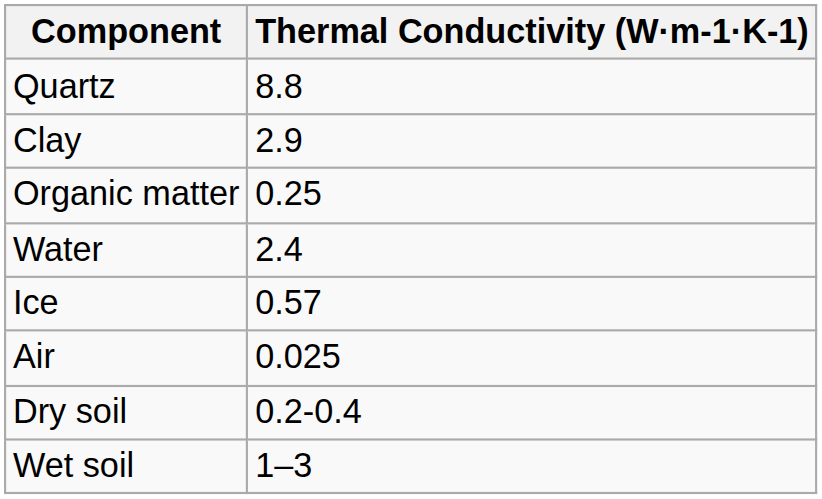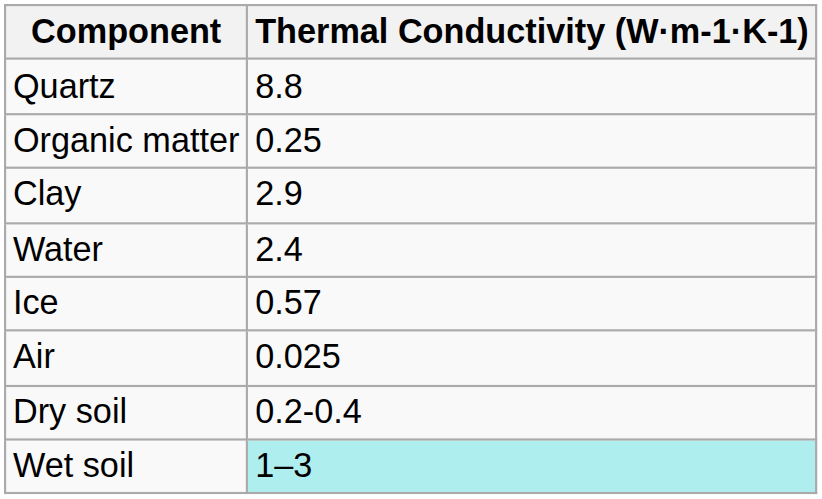rows swapped: (47, 140) <-> (126, 194)
(284, 466) no background -> (284, 466) paleturquoise background
